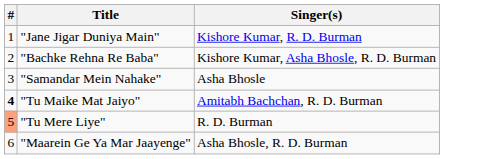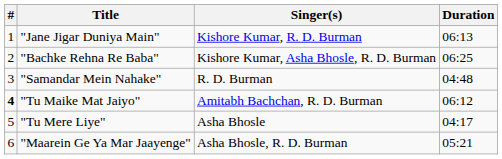+ column: (468, 15)
(231, 79) Asha Bhosle -> (235, 79) R. D. Burman
(11, 121) lightsalmon background -> (11, 121) no background
(235, 121) R. D. Burman -> (231, 121) Asha Bhosle
